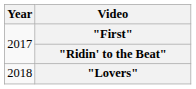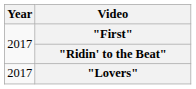(20, 73) 2018 -> (20, 73) 2017
